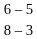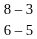rows swapped: (18, 30) <-> (18, 9)
